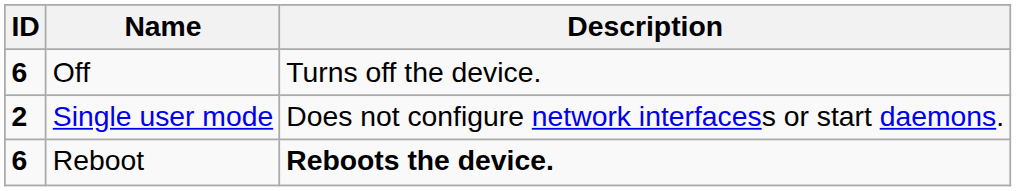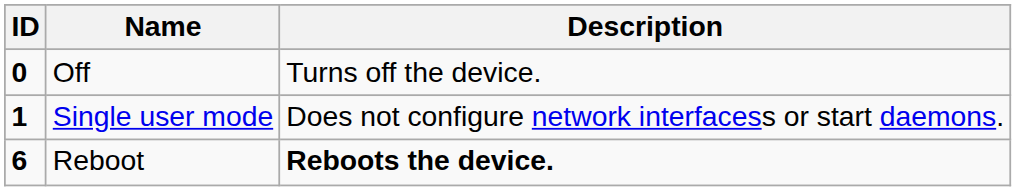(19, 71) 6 -> (19, 71) 0
(19, 116) 2 -> (19, 116) 1
